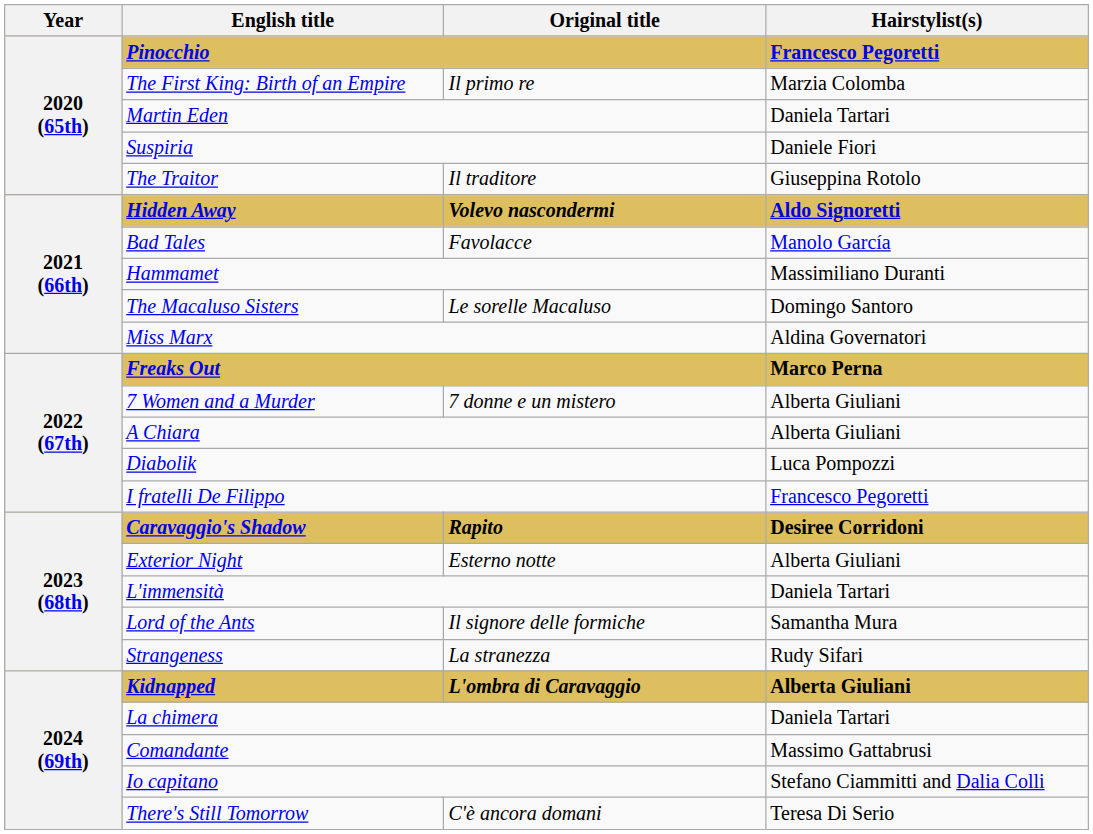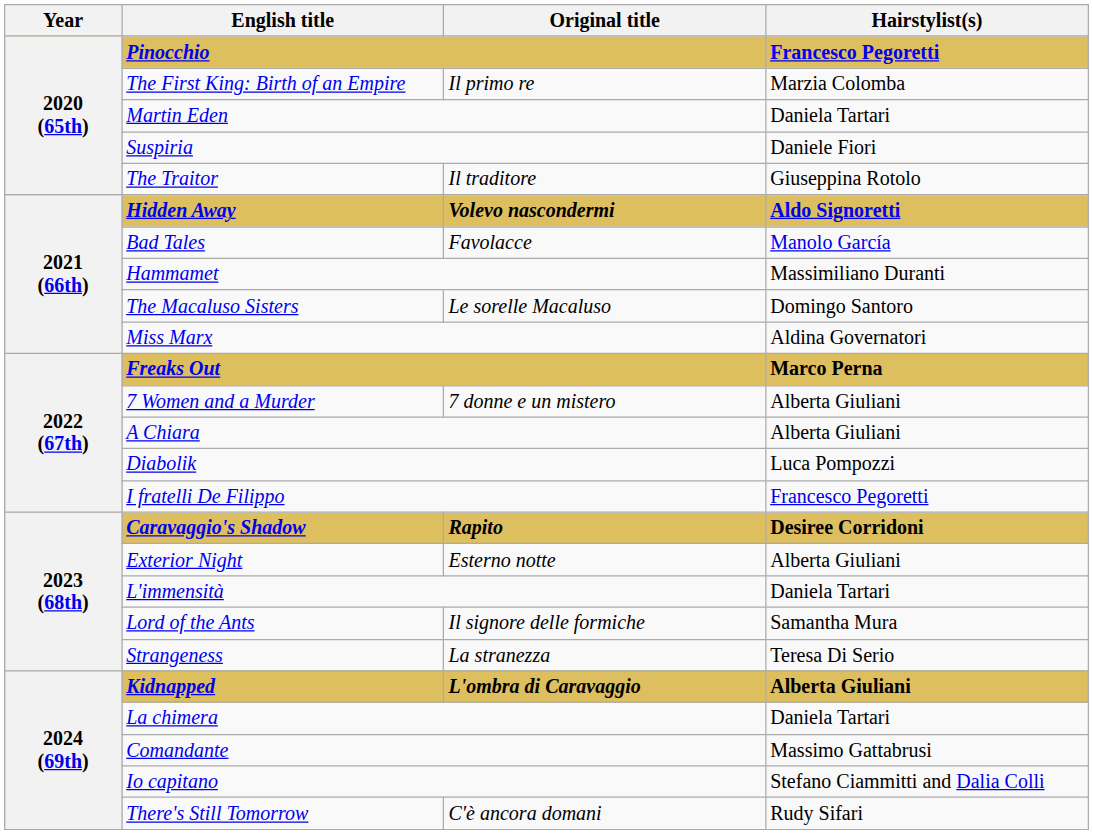(817, 654) Rudy Sifari -> (832, 654) Teresa Di Serio
(832, 813) Teresa Di Serio -> (817, 813) Rudy Sifari
